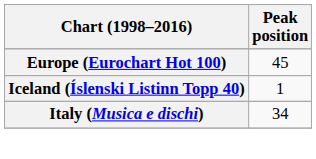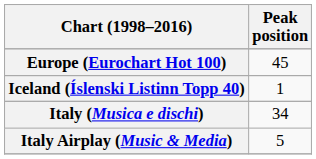+ row: (126, 140)
